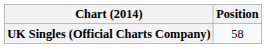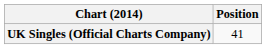(237, 33) 58 -> (237, 33) 41
